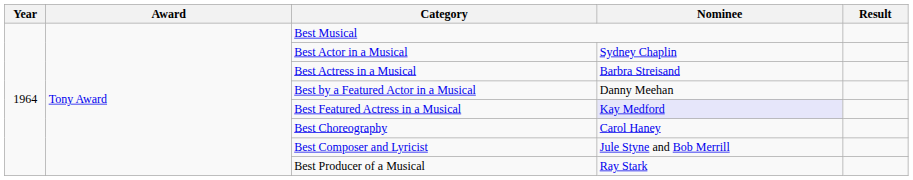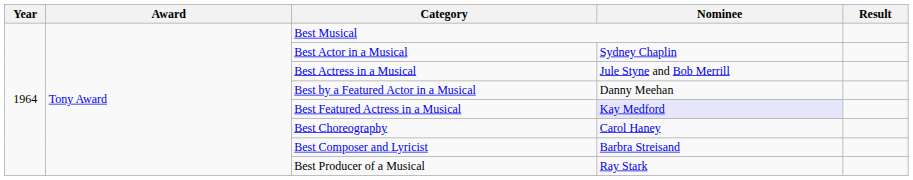(640, 71) Barbra Streisand -> (665, 71) Jule Styne and Bob Merrill
(665, 147) Jule Styne and Bob Merrill -> (640, 147) Barbra Streisand
